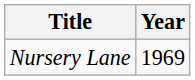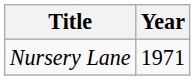(163, 57) 1969 -> (163, 57) 1971
